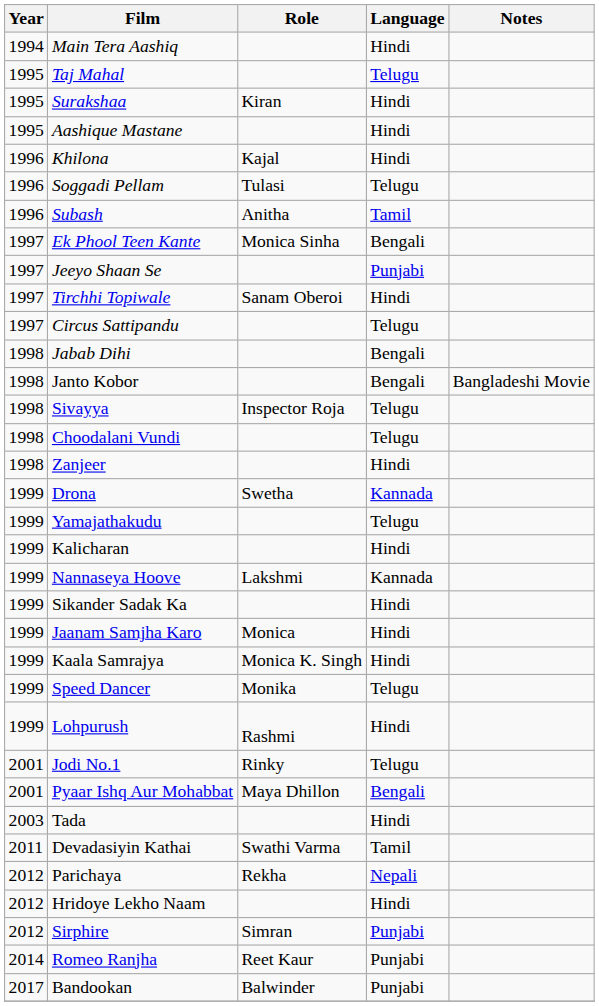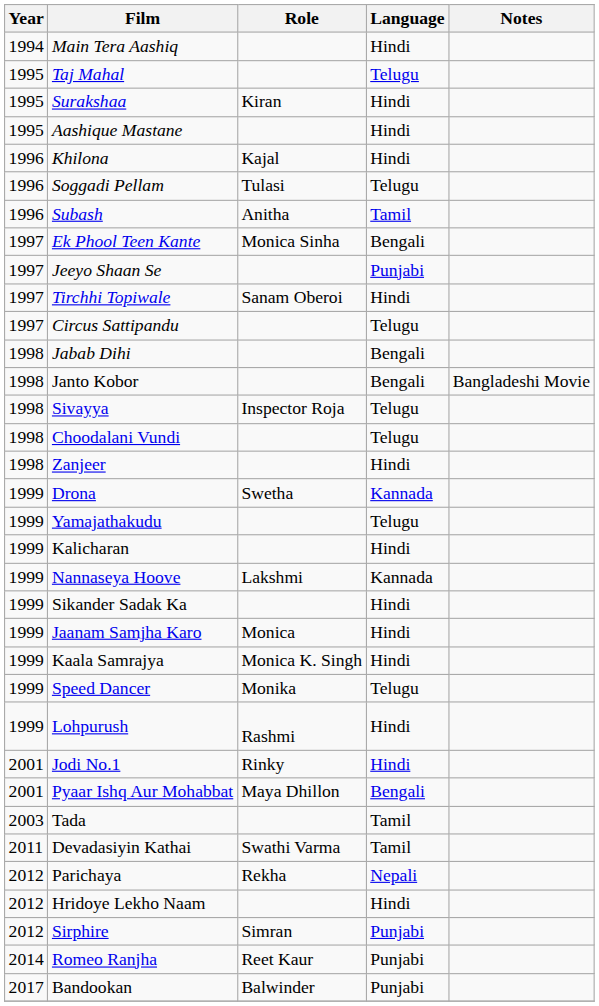(395, 763) Telugu -> (390, 763) Hindi
(390, 819) Hindi -> (391, 819) Tamil
